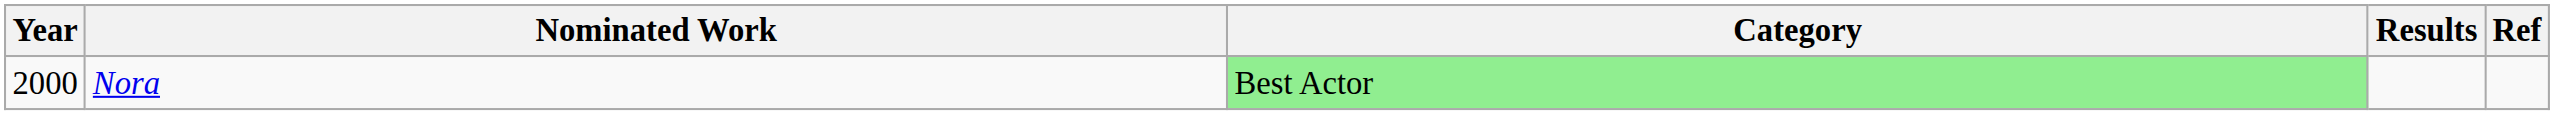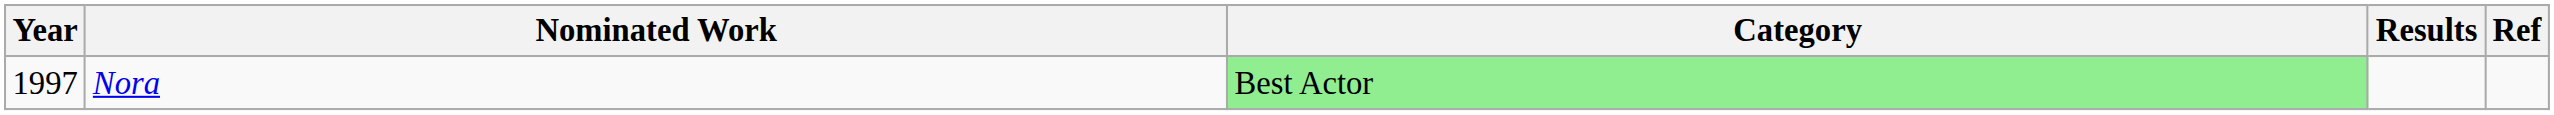(45, 82) 2000 -> (45, 82) 1997
